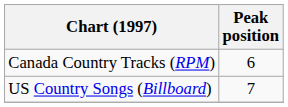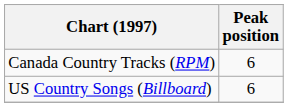(251, 89) 7 -> (251, 89) 6
